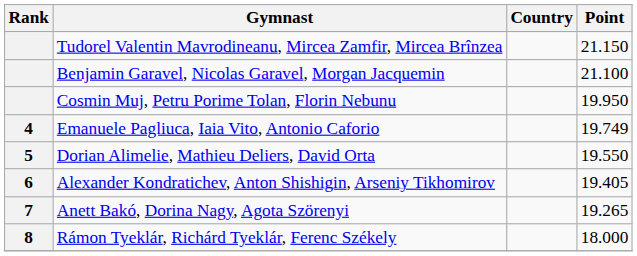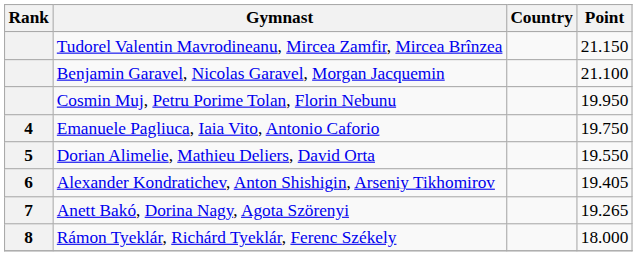(605, 127) 19.749 -> (605, 127) 19.750
